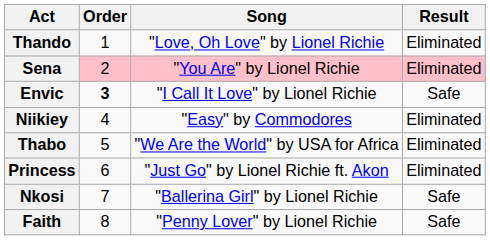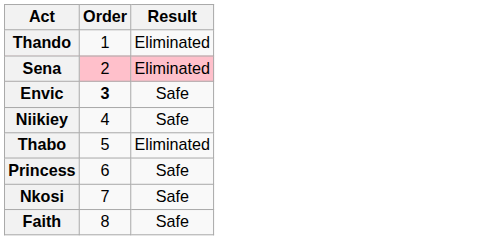- column: (267, 17)
(444, 119) Eliminated -> (172, 119) Safe
(444, 171) Eliminated -> (172, 171) Safe
